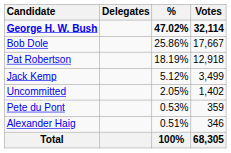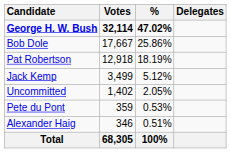columns swapped: (209, 12) <-> (126, 12)
